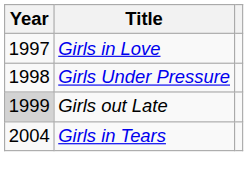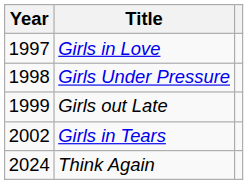(29, 106) lightgrey background -> (29, 106) no background
(29, 135) 2004 -> (29, 135) 2002
+ row: (106, 164)
